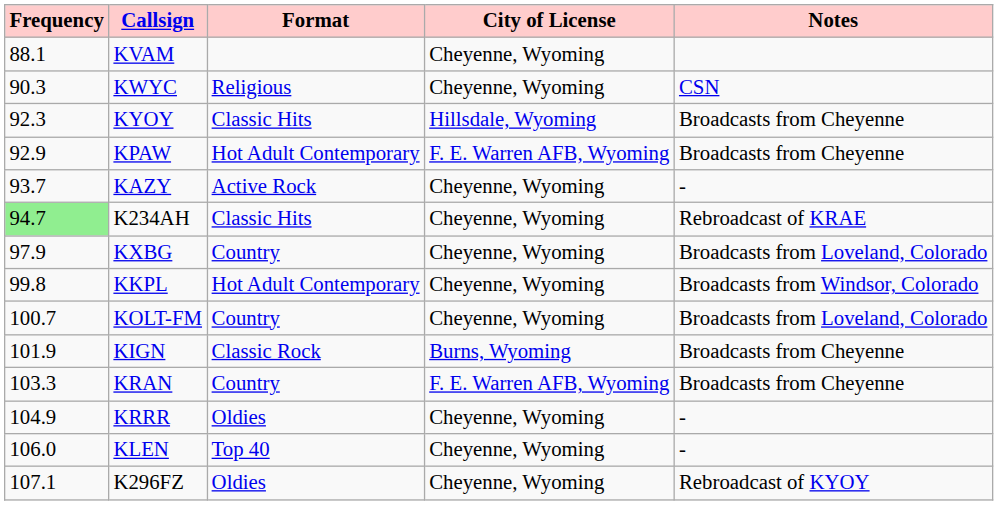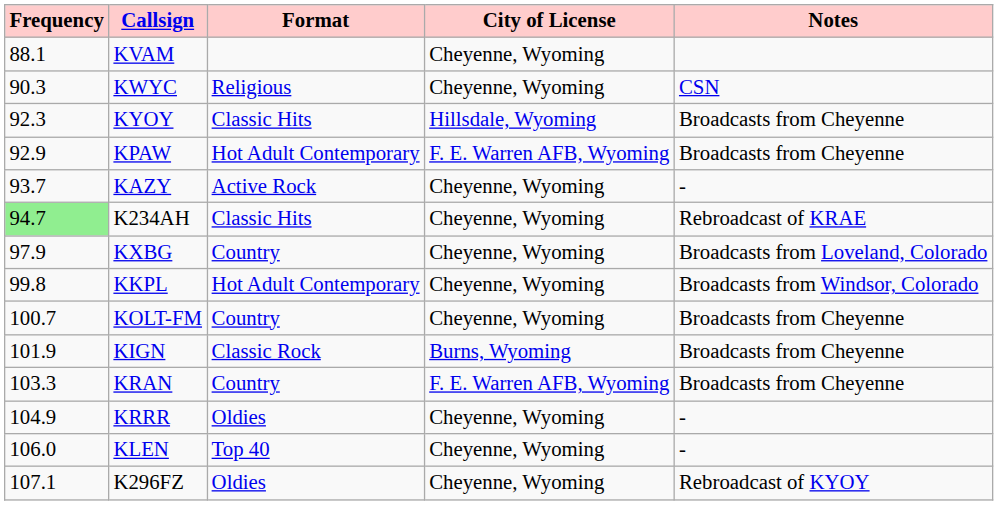(833, 317) Broadcasts from Loveland, Colorado -> (792, 317) Broadcasts from Cheyenne
